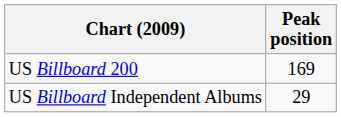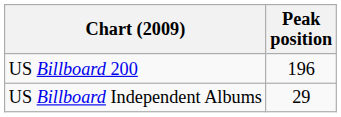(301, 68) 169 -> (301, 68) 196
